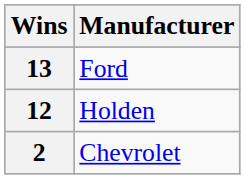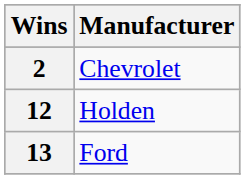rows swapped: (39, 68) <-> (39, 152)
